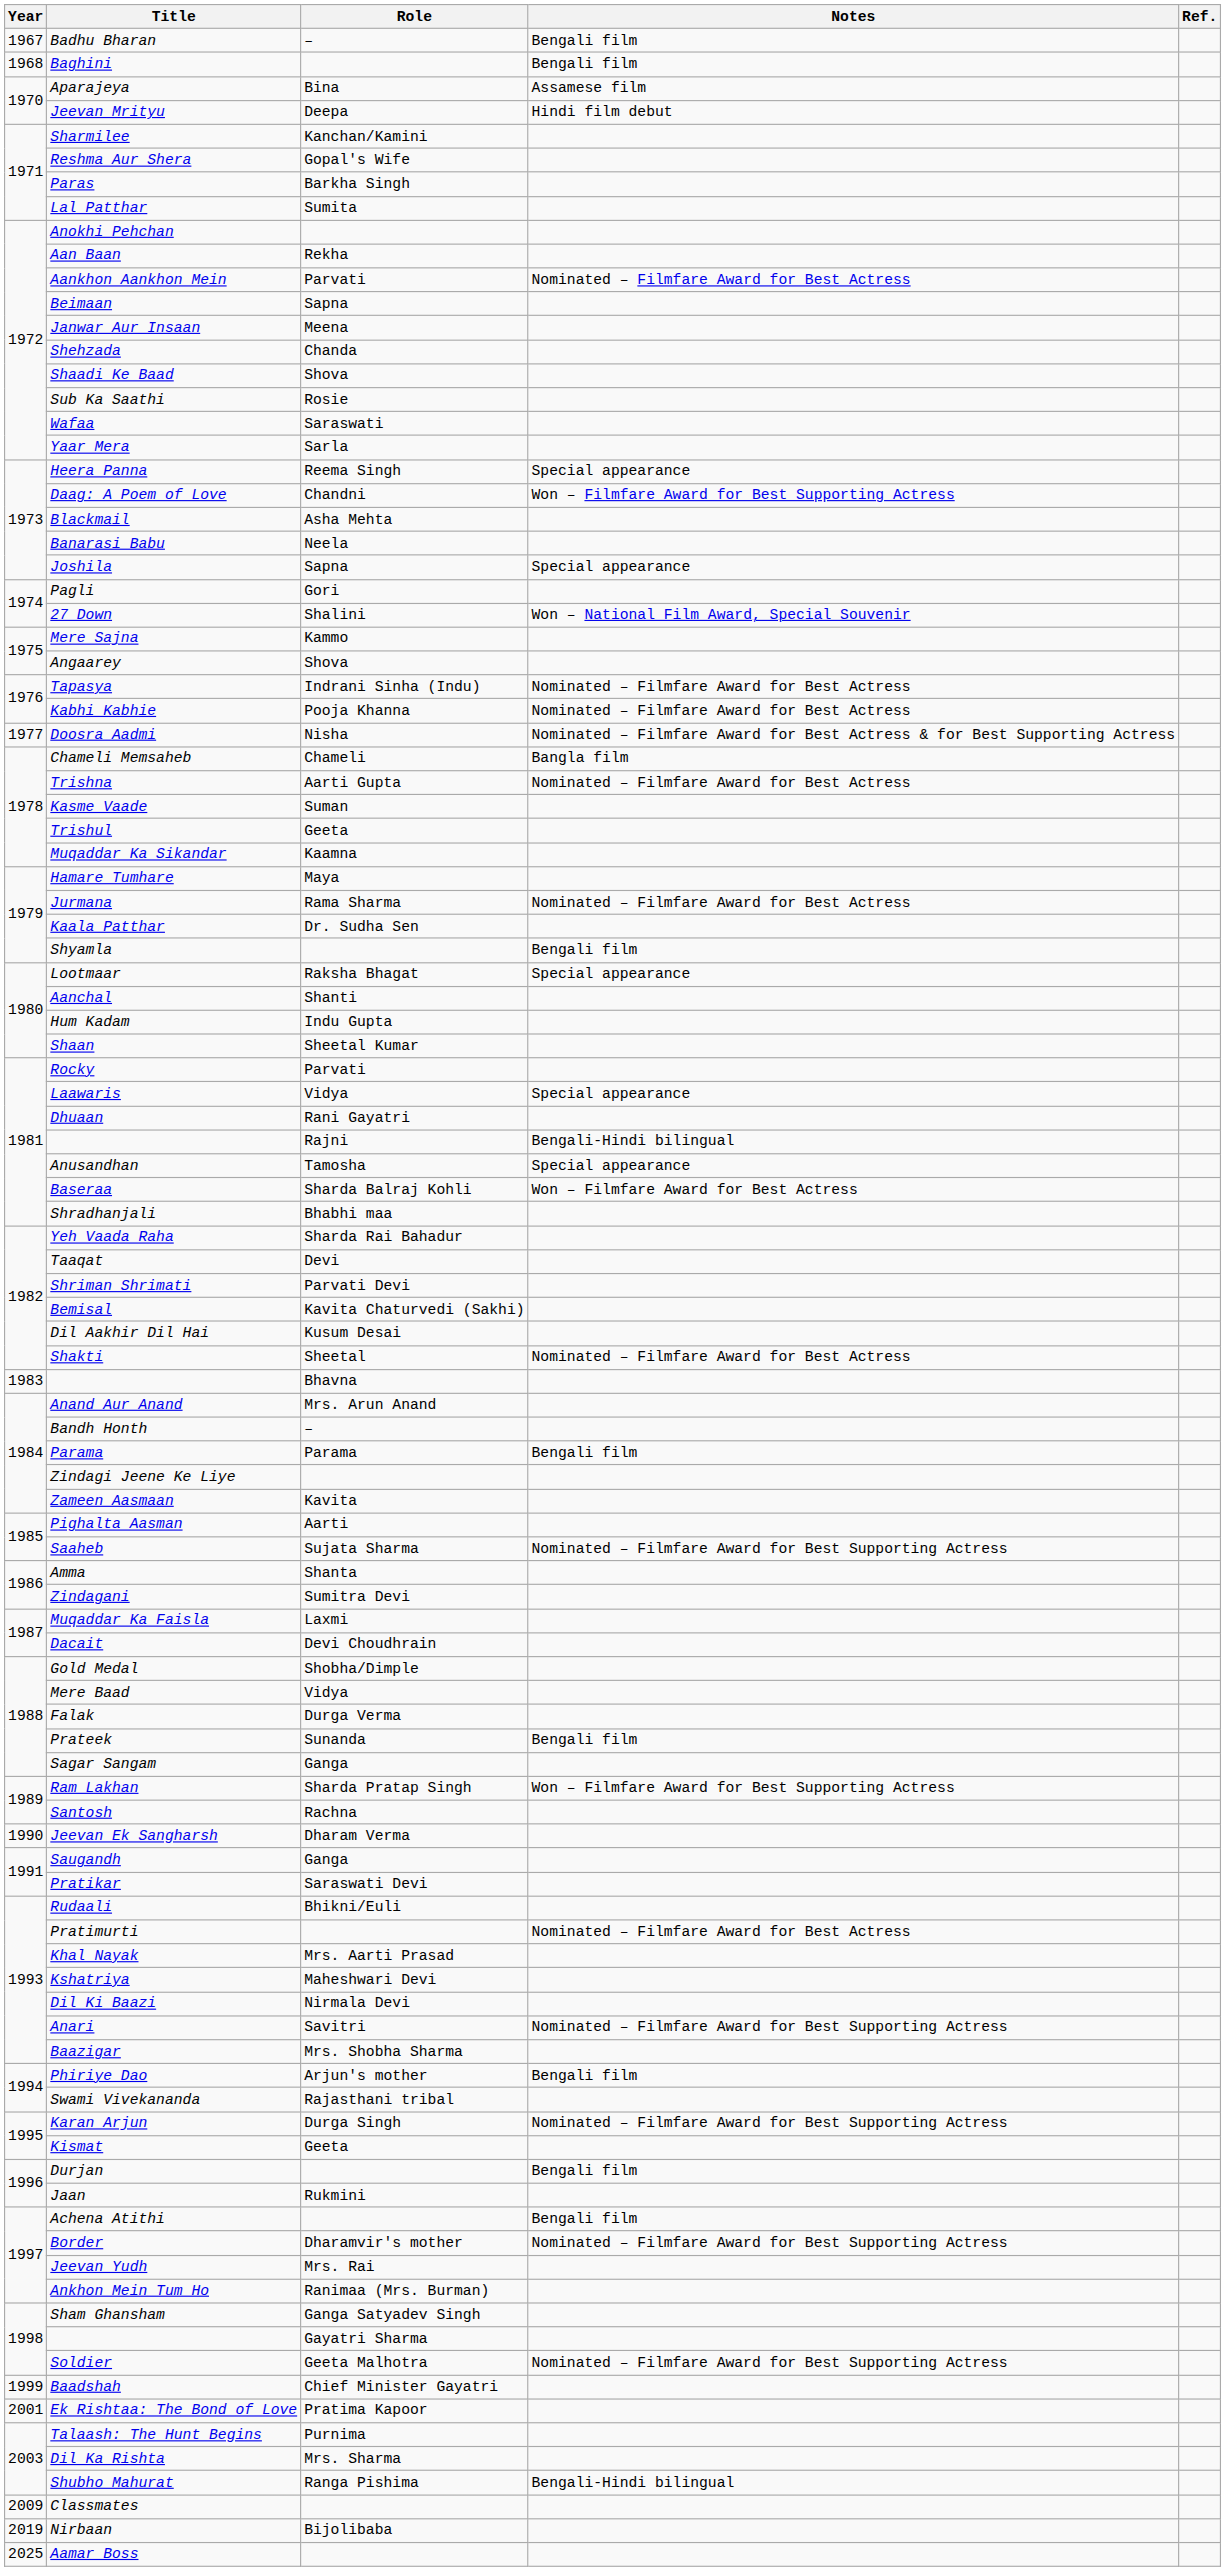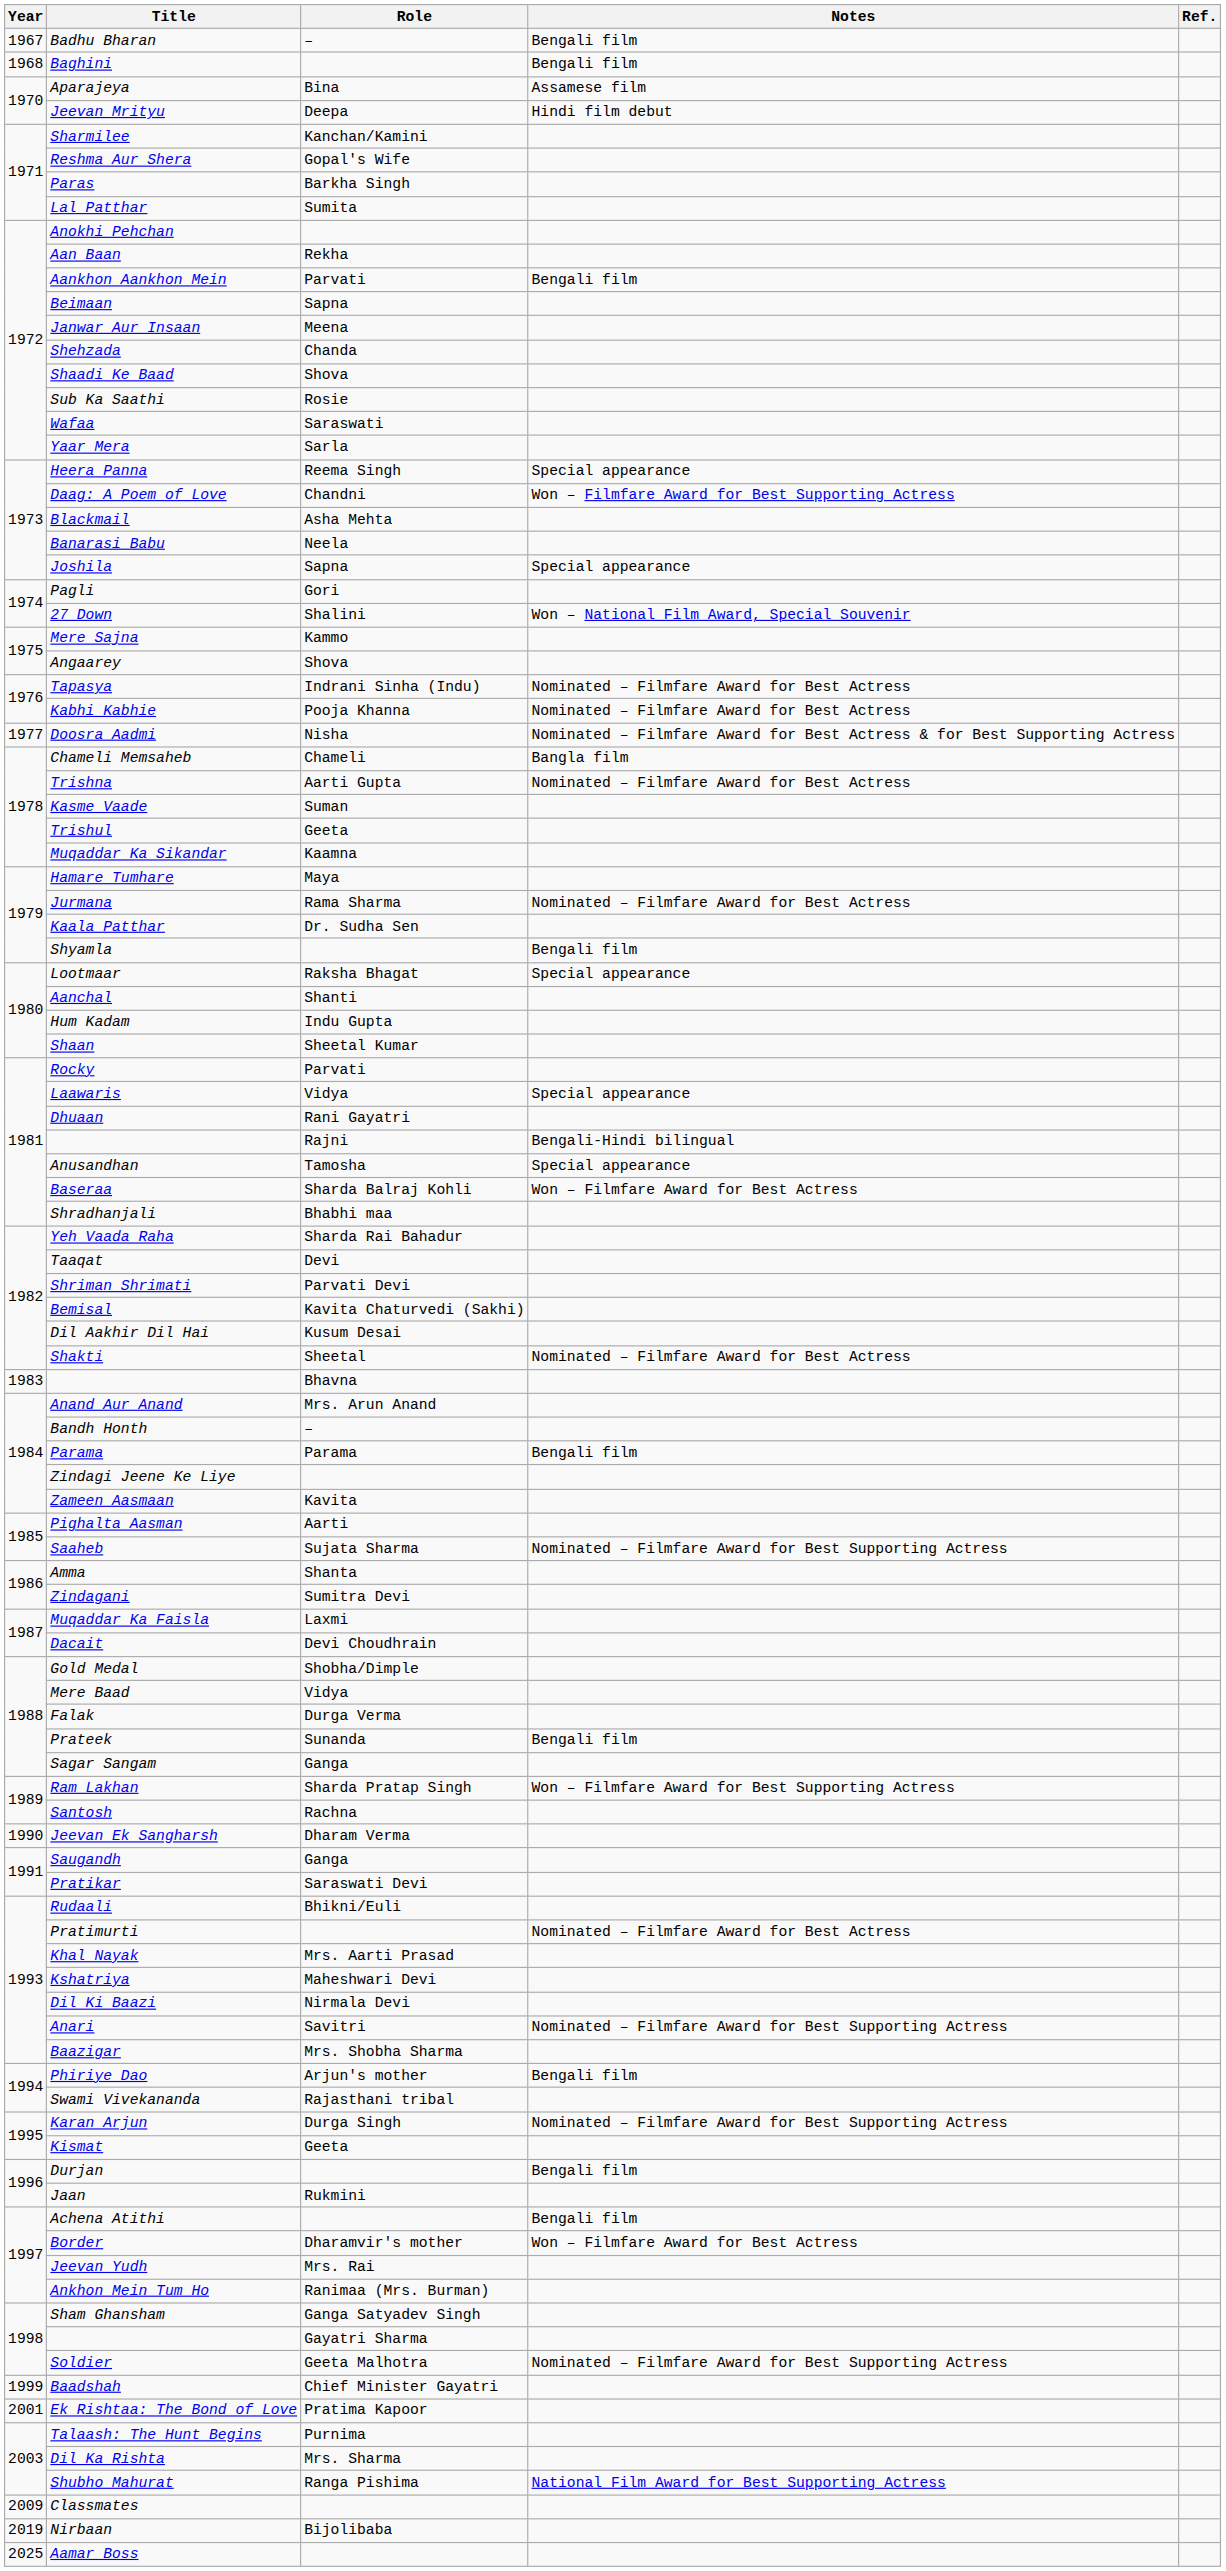(721, 280) Nominated – Filmfare Award for Best Actress -> (584, 280) Bengali film
(770, 2243) Nominated – Filmfare Award for Best Supporting Actress -> (695, 2243) Won – Filmfare Award for Best Actress
(633, 2483) Bengali-Hindi bilingual -> (739, 2483) National Film Award for Best Supporting Actress
